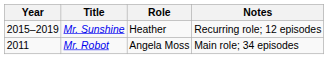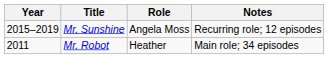(148, 29) Heather -> (159, 29) Angela Moss
(159, 45) Angela Moss -> (148, 45) Heather
